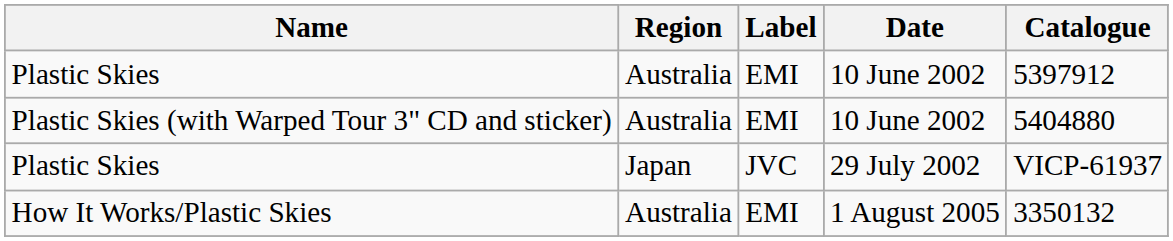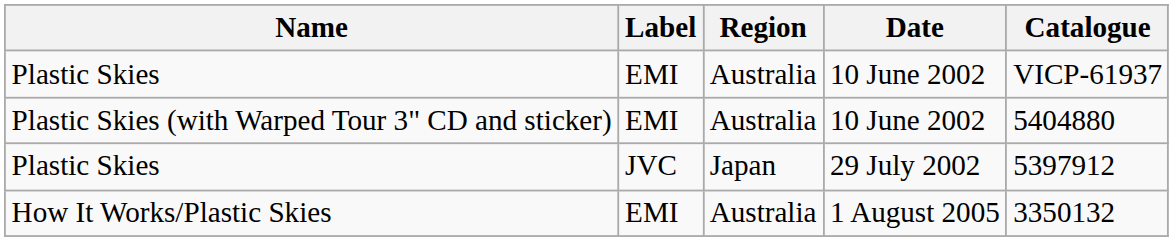columns swapped: (678, 27) <-> (781, 27)
(1064, 73) 5397912 -> (1088, 73) VICP-61937
(1088, 166) VICP-61937 -> (1064, 166) 5397912
